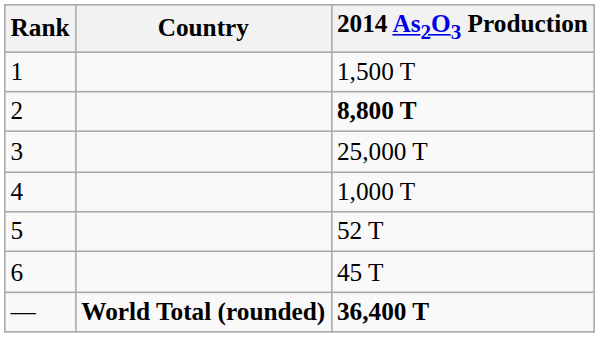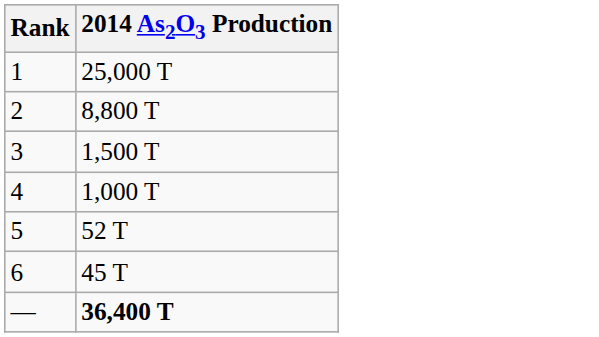- column: (203, 27)
(376, 71) 1,500 T -> (127, 71) 25,000 T
(377, 111) bold -> (120, 111) normal
(382, 151) 25,000 T -> (120, 151) 1,500 T
